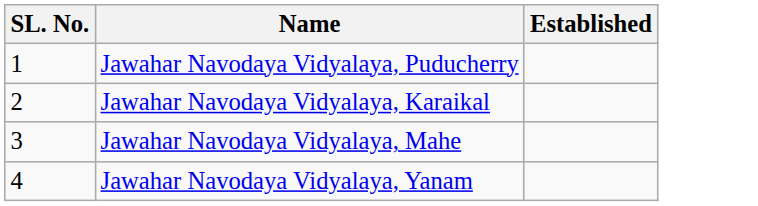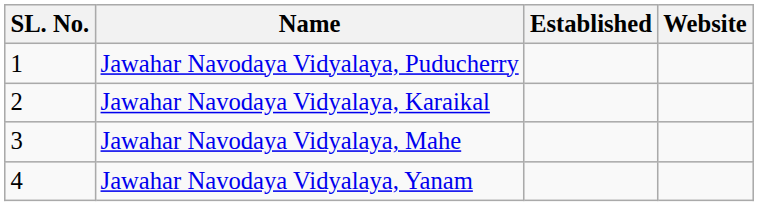+ column: (705, 24)
